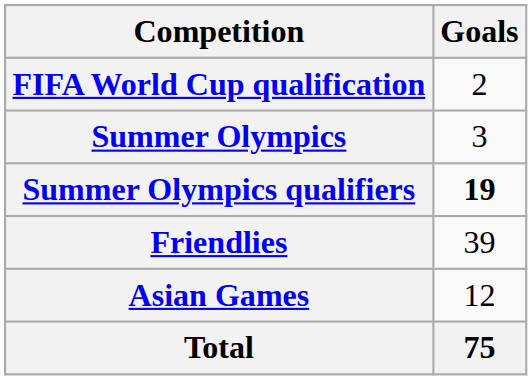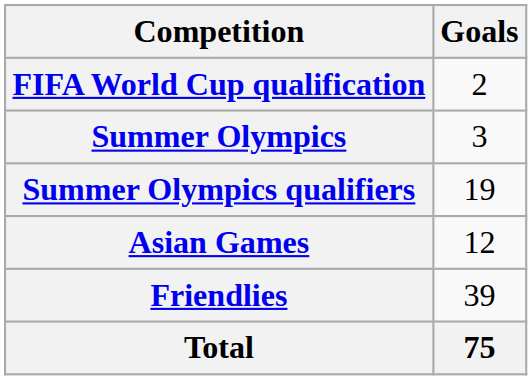(479, 189) bold -> (479, 189) normal
rows swapped: (219, 295) <-> (219, 242)
